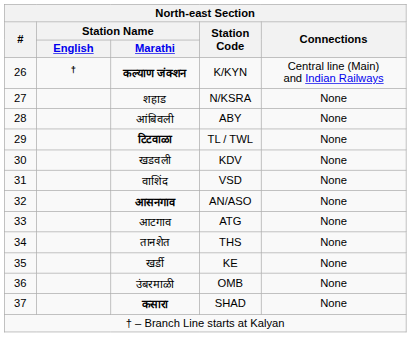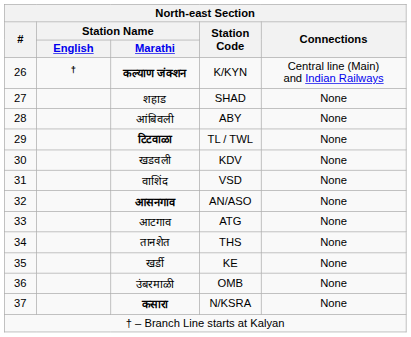(230, 98) N/KSRA -> (230, 98) SHAD
(230, 304) SHAD -> (230, 304) N/KSRA
